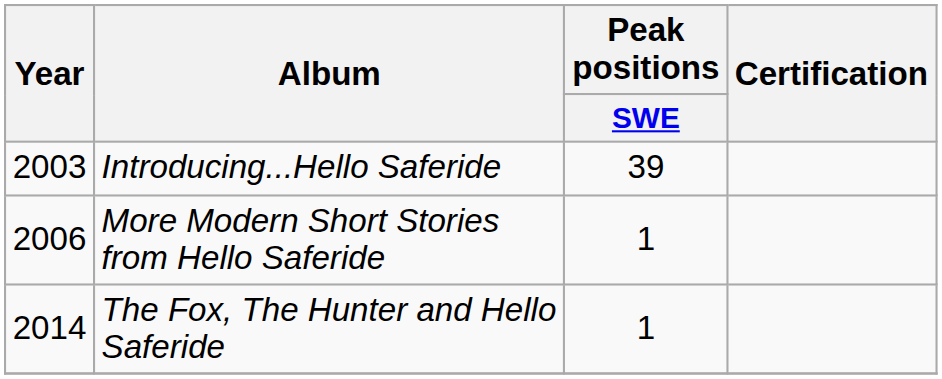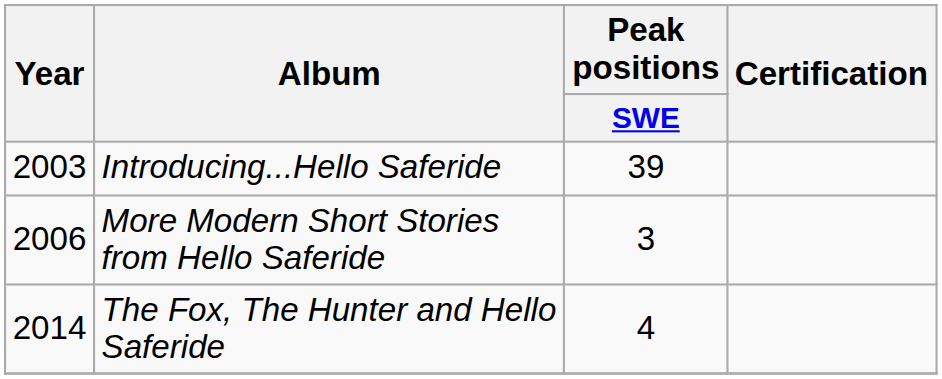(646, 238) 1 -> (646, 238) 3
(646, 328) 1 -> (646, 328) 4
